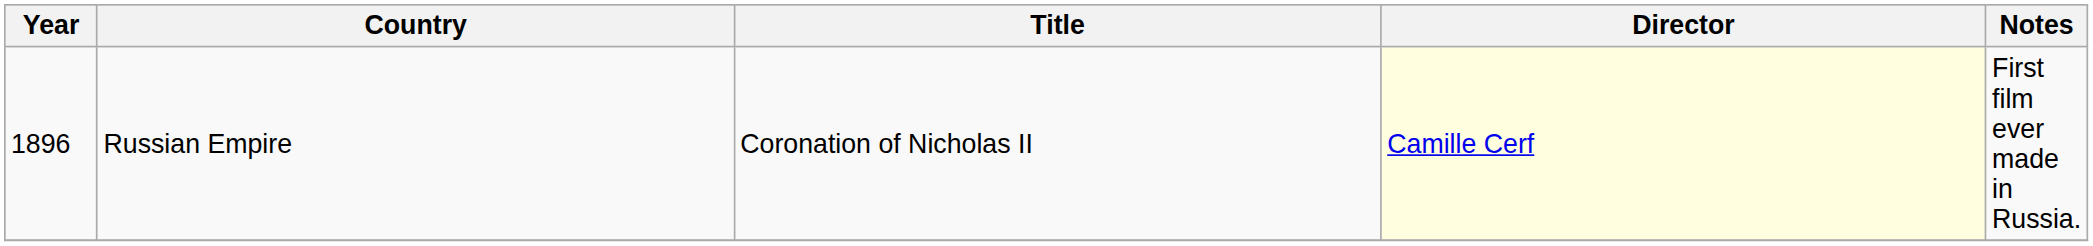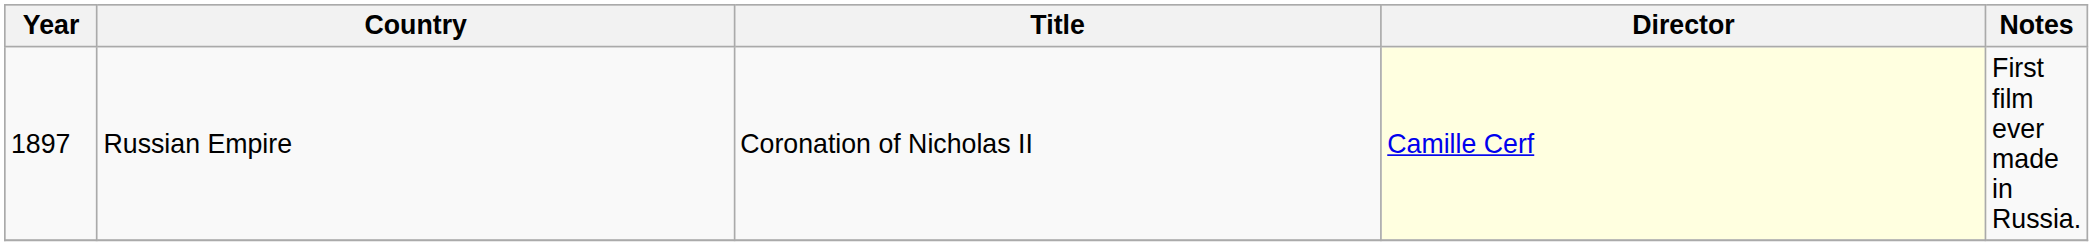(41, 143) 1896 -> (41, 143) 1897
